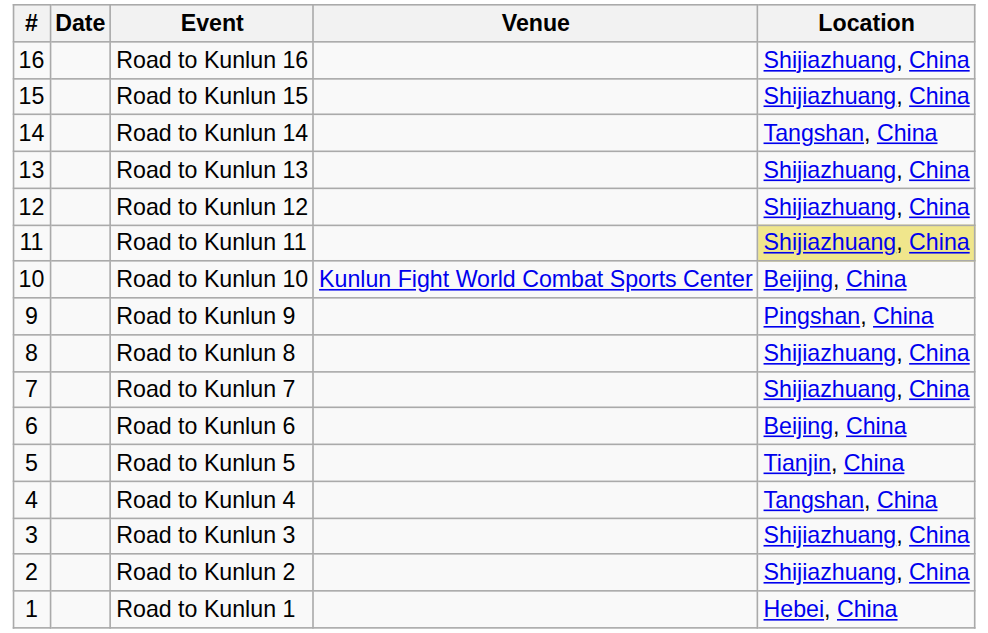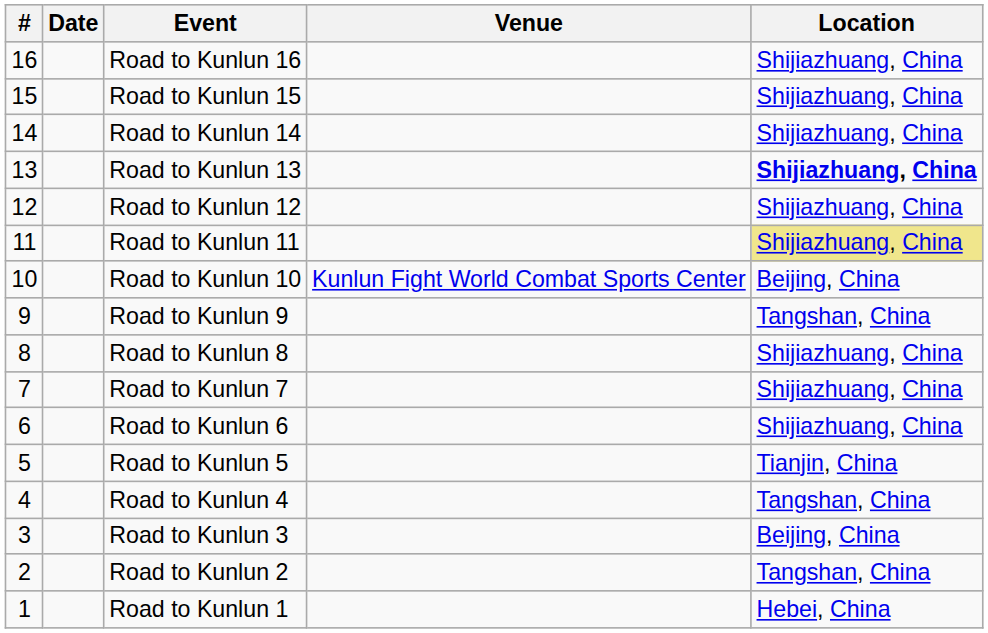(851, 133) Tangshan, China -> (860, 133) Shijiazhuang, China
(867, 170) normal -> (867, 170) bold
(849, 317) Pingshan, China -> (844, 317) Tangshan, China
(835, 426) Beijing, China -> (860, 426) Shijiazhuang, China
(867, 536) Shijiazhuang, China -> (828, 536) Beijing, China
(867, 573) Shijiazhuang, China -> (844, 573) Tangshan, China
